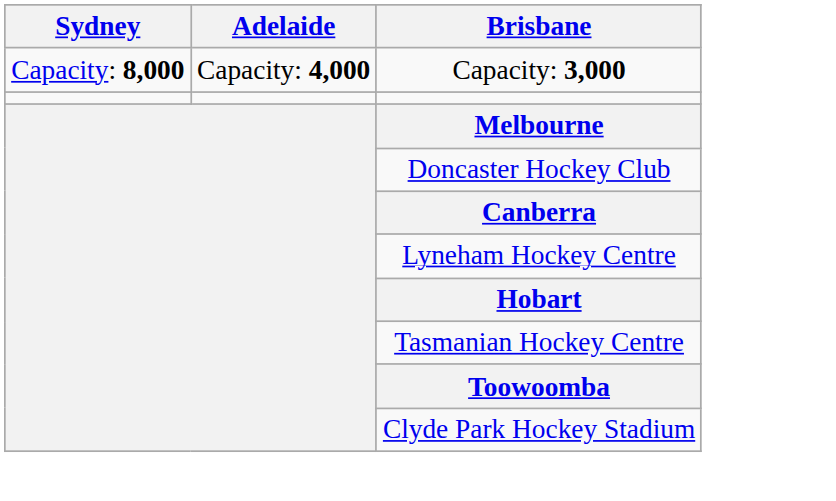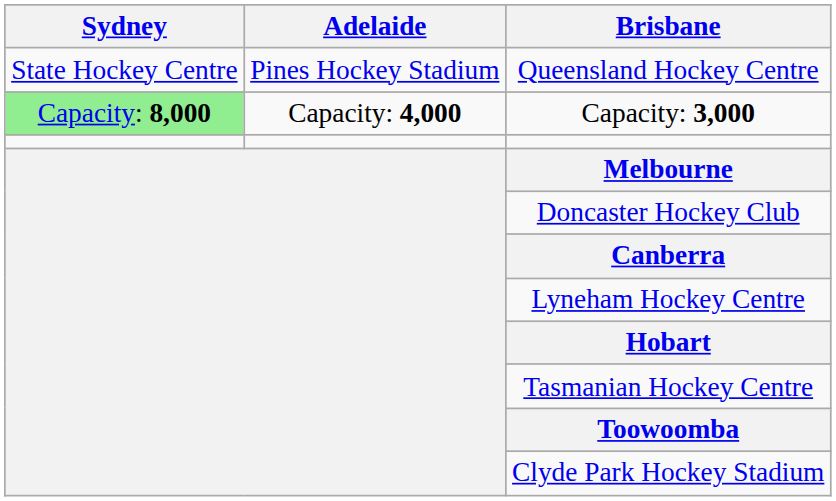+ row: (668, 69)
(98, 69) no background -> (124, 112) lightgreen background
